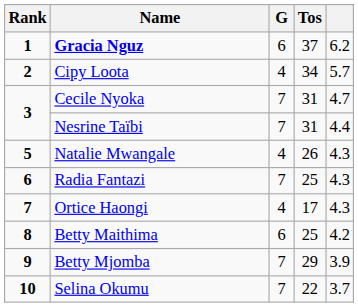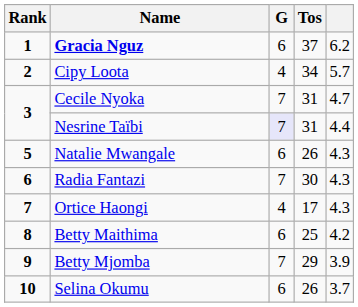(282, 126) no background -> (282, 126) lavender background
(282, 153) 4 -> (282, 153) 6
(310, 180) 25 -> (310, 180) 30
(282, 289) 7 -> (282, 289) 6
(310, 289) 22 -> (310, 289) 26
